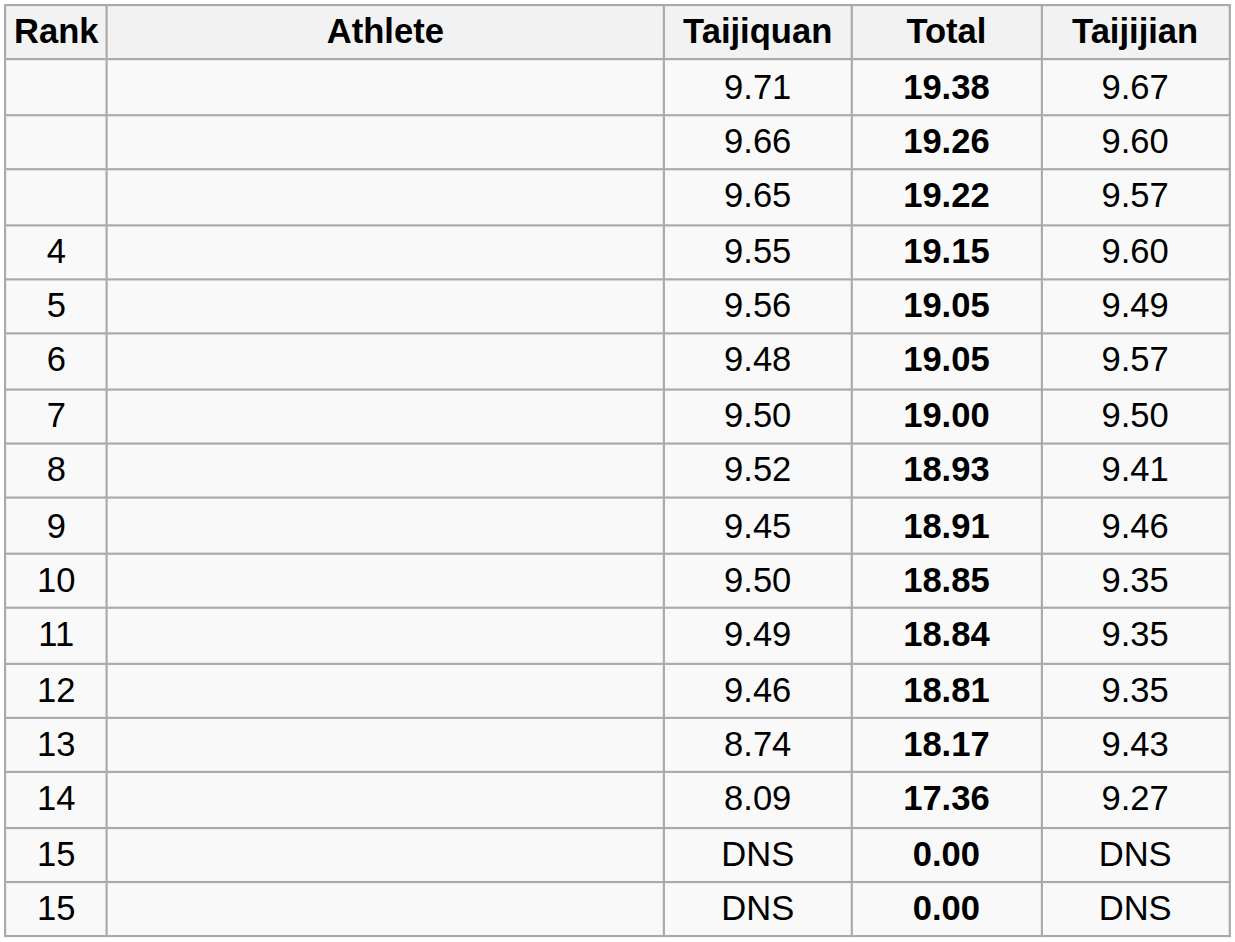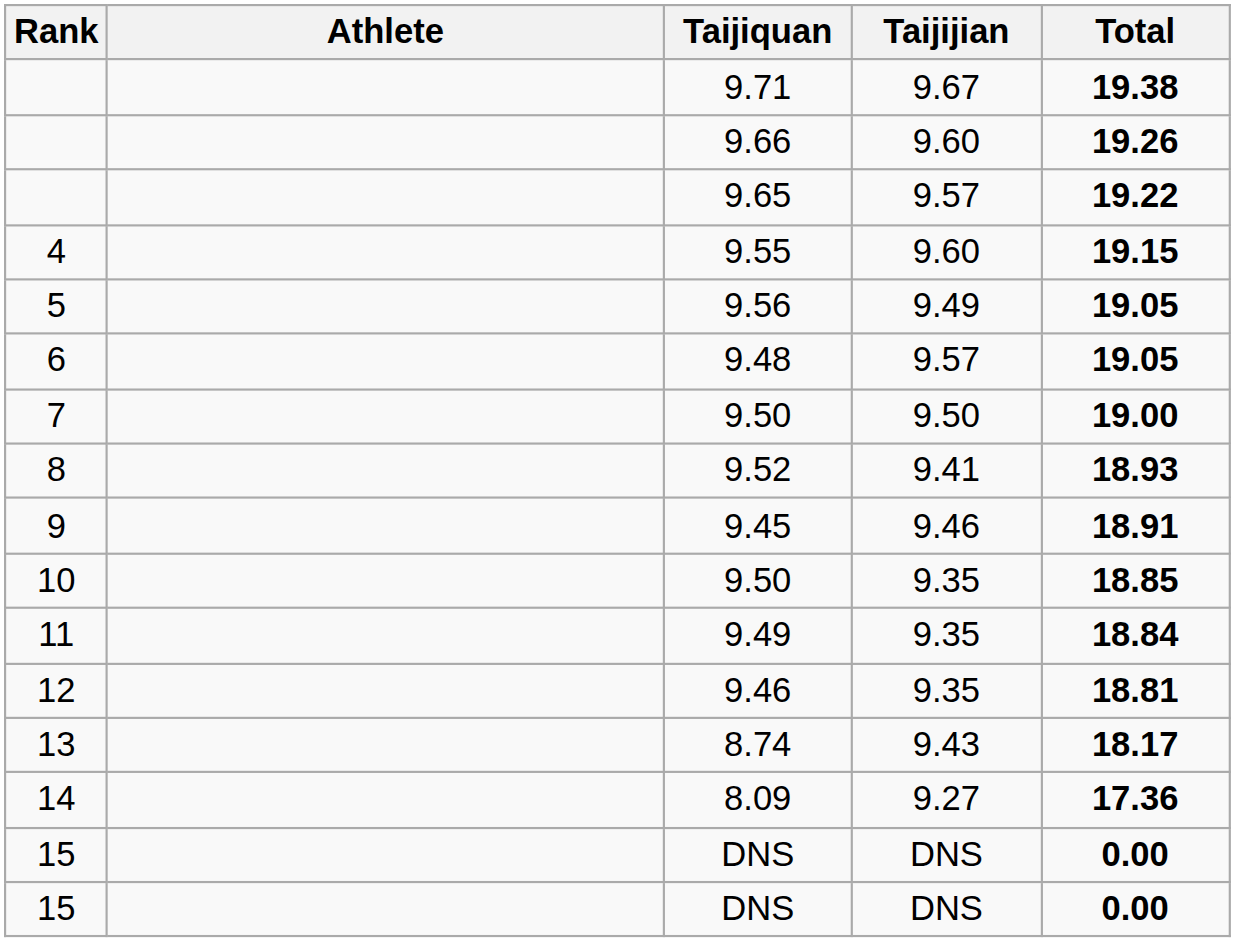columns swapped: (1135, 31) <-> (946, 31)
